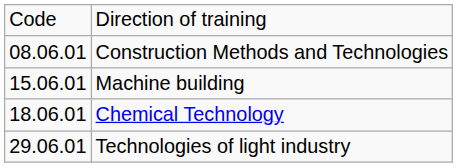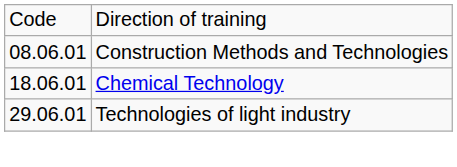- row: (170, 83)
